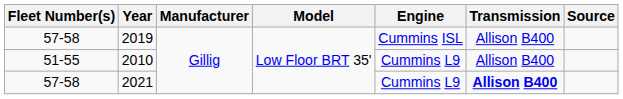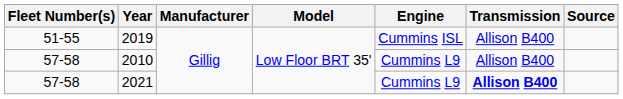(61, 38) 57-58 -> (61, 38) 51-55
(61, 61) 51-55 -> (61, 61) 57-58
